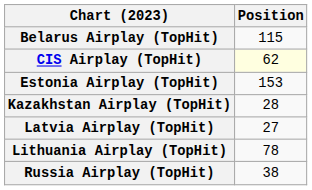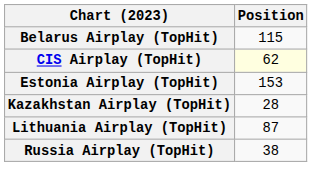- row: (119, 128)
(271, 151) 78 -> (271, 128) 87
